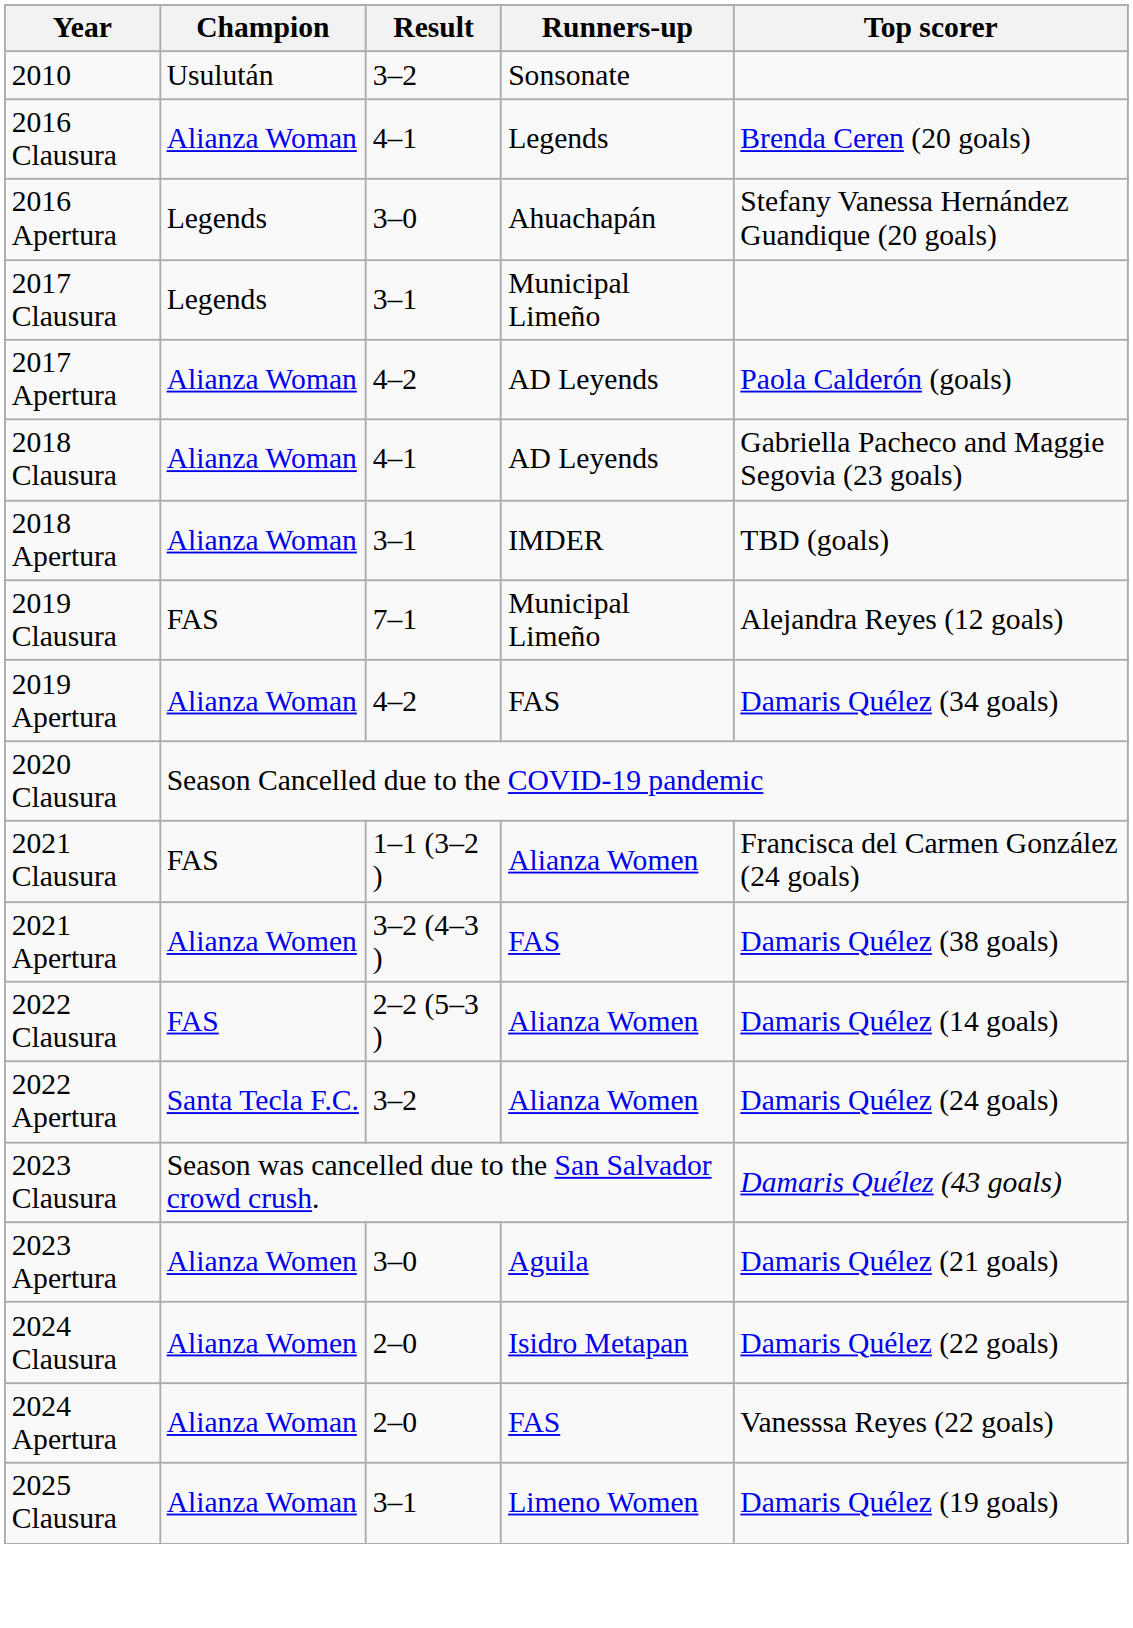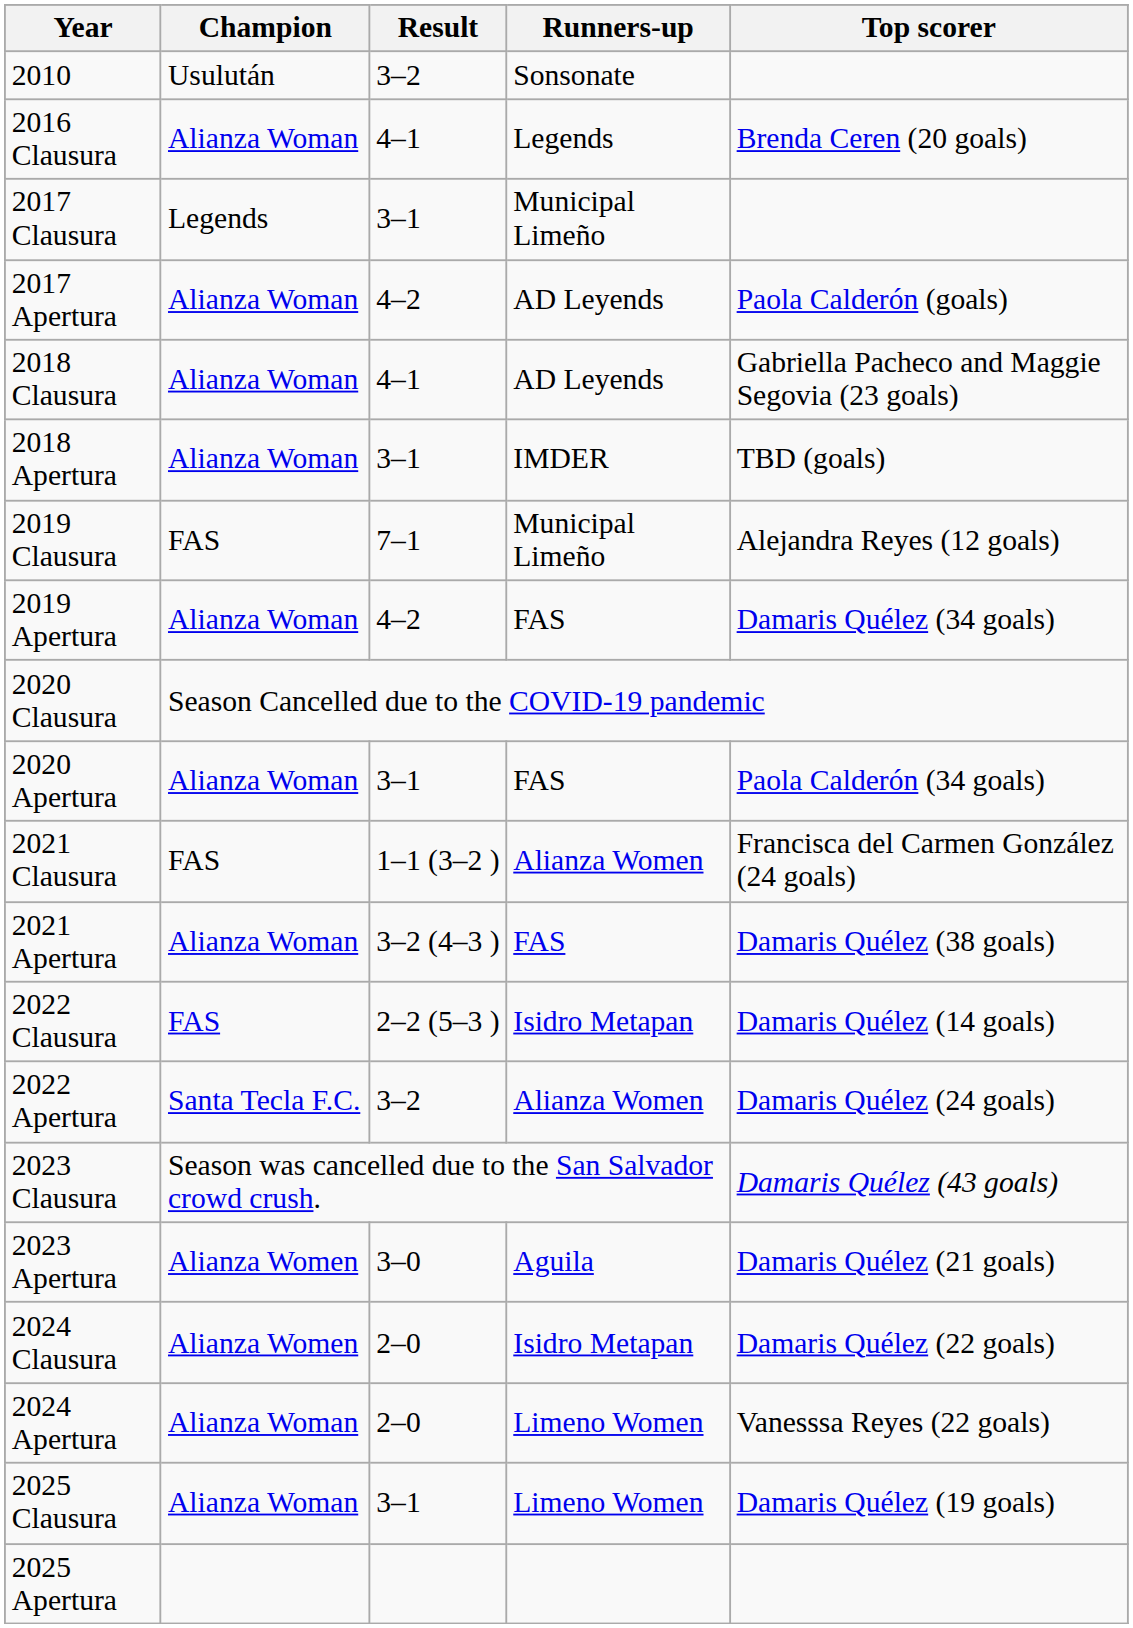- row: (64, 218)
+ row: (64, 780)
(262, 940) Alianza Women -> (263, 940) Alianza Woman
(603, 1021) Alianza Women -> (603, 1021) Isidro Metapan
(534, 1422) FAS -> (608, 1422) Limeno Women
+ row: (64, 1582)
